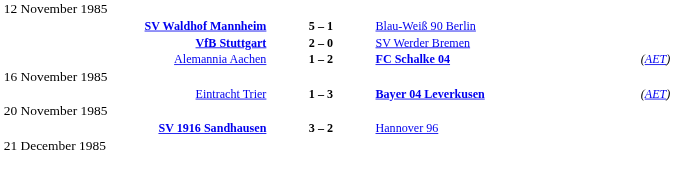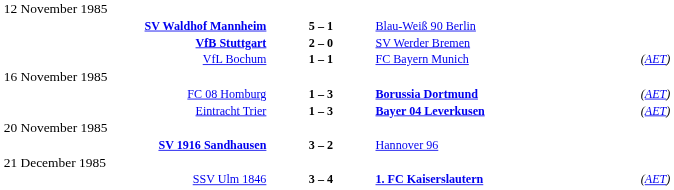+ row: (235, 59)
- row: (220, 59)
+ row: (227, 94)
+ row: (230, 179)
